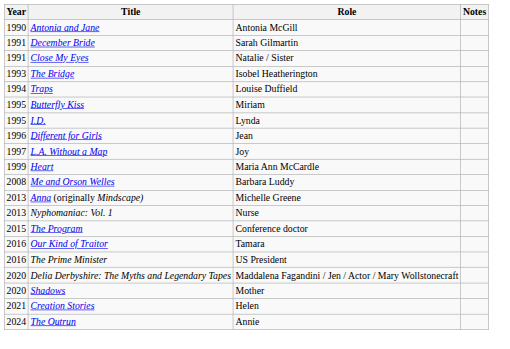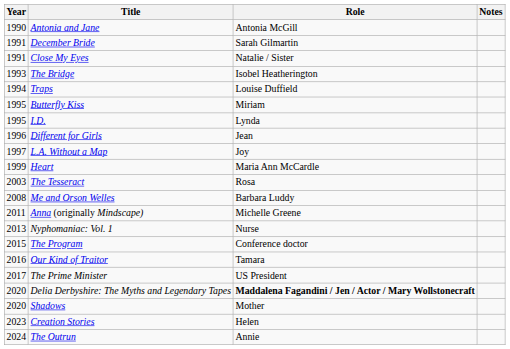+ row: (57, 182)
(16, 197) 2013 -> (16, 213) 2011
(16, 259) 2016 -> (16, 275) 2017
(347, 275) normal -> (355, 290) bold
(16, 306) 2021 -> (16, 321) 2023
